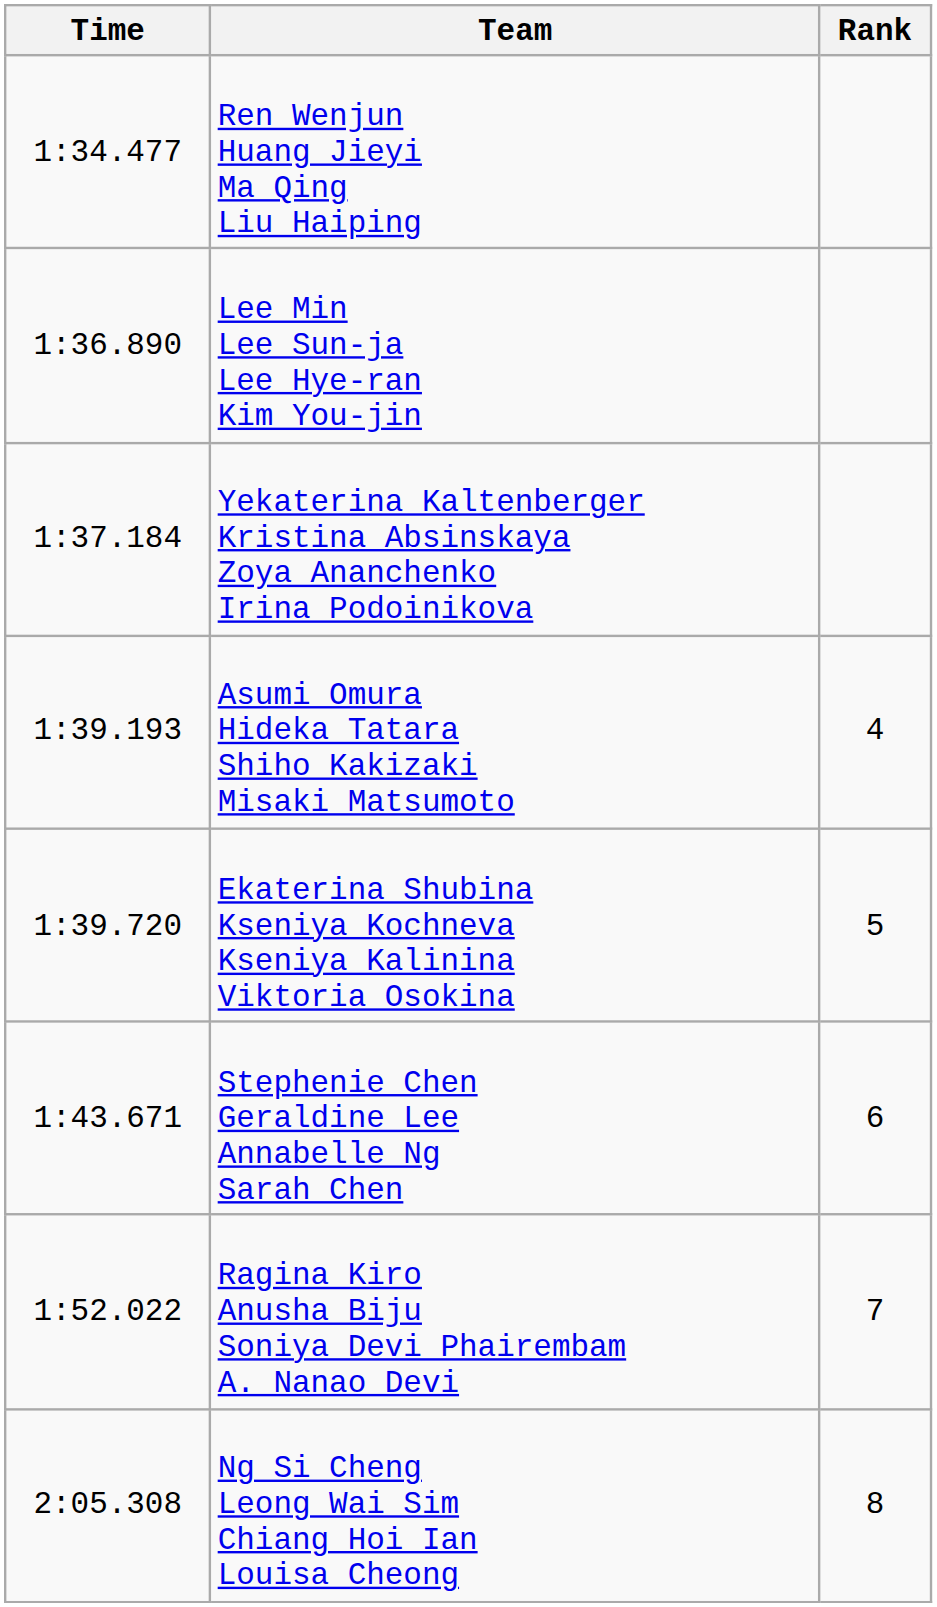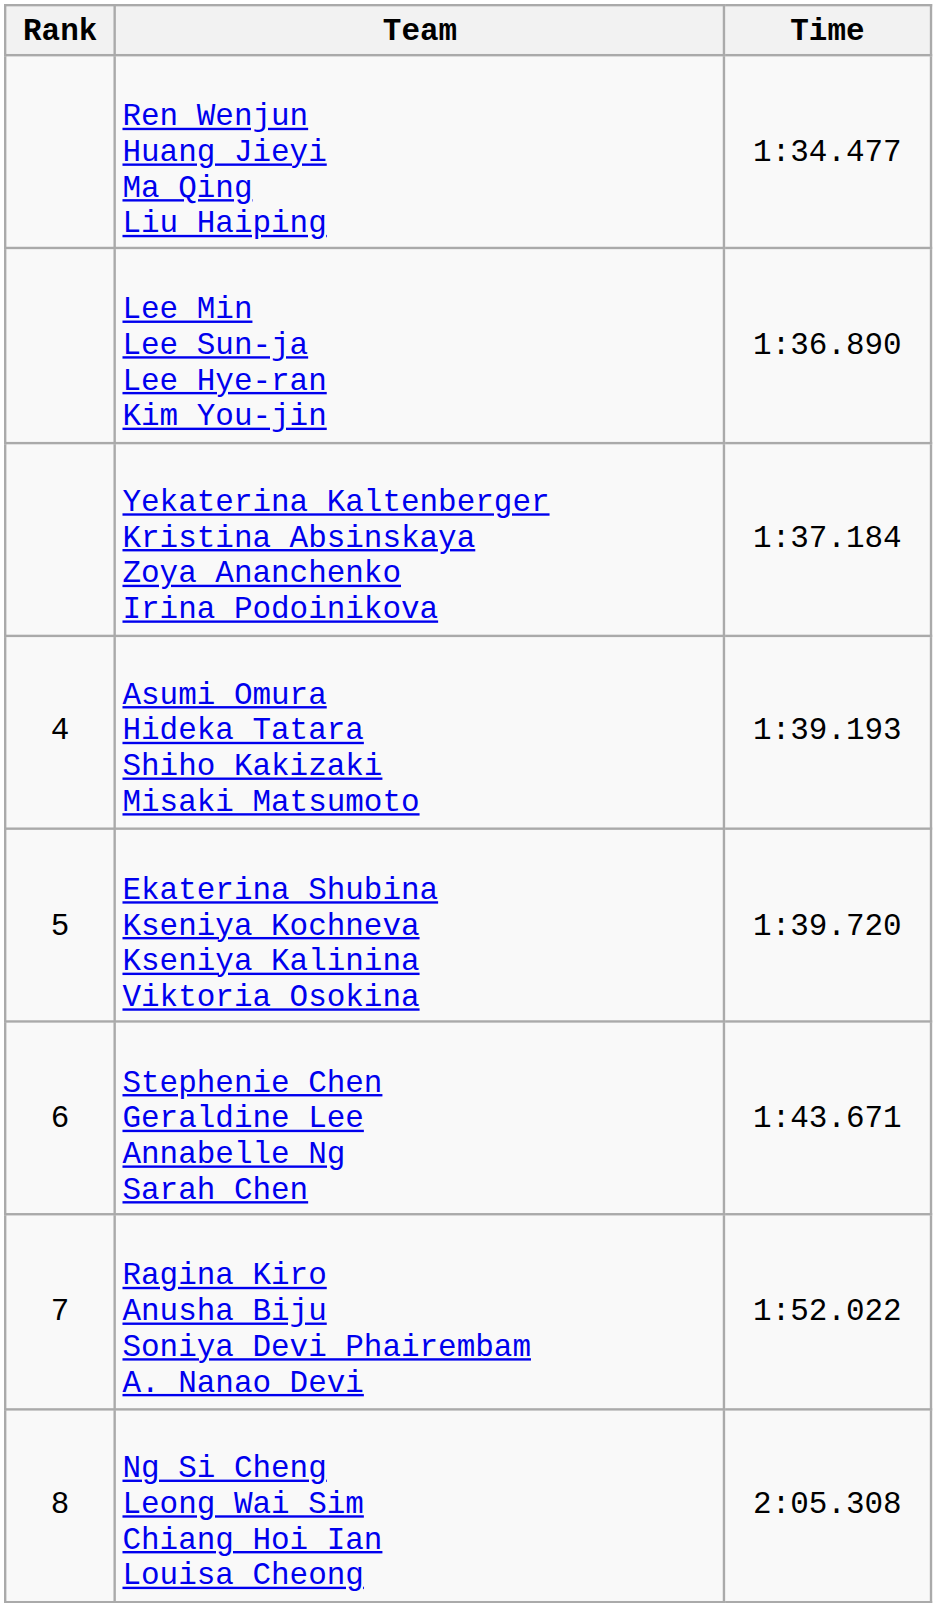columns swapped: (875, 30) <-> (108, 30)
